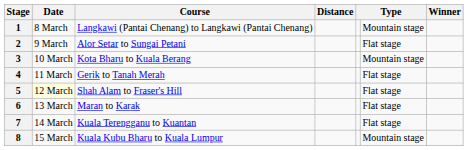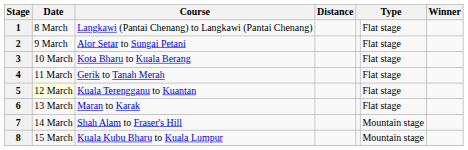(393, 28) Mountain stage -> (382, 28) Flat stage
(393, 59) Mountain stage -> (382, 59) Flat stage
(130, 91) Shah Alam to Fraser's Hill -> (137, 91) Kuala Terengganu to Kuantan
(137, 122) Kuala Terengganu to Kuantan -> (130, 122) Shah Alam to Fraser's Hill
(382, 122) Flat stage -> (393, 122) Mountain stage
